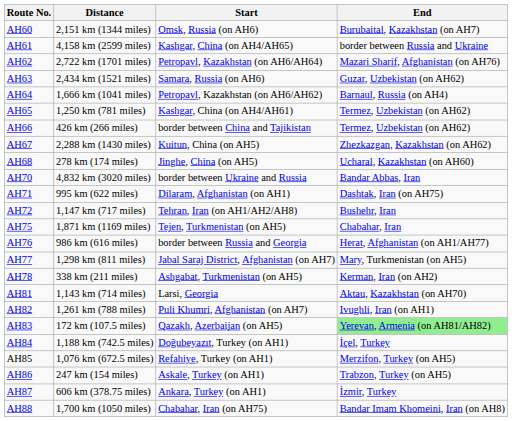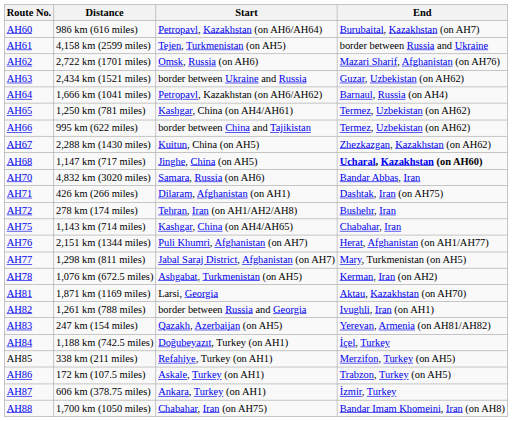(103, 29) 2,151 km (1344 miles) -> (97, 29) 986 km (616 miles)
(208, 29) Omsk, Russia (on AH6) -> (240, 29) Petropavl, Kazakhstan (on AH6/AH64)
(226, 45) Kashgar, China (on AH4/AH65) -> (222, 45) Tejen, Turkmenistan (on AH5)
(240, 62) Petropavl, Kazakhstan (on AH6/AH64) -> (208, 62) Omsk, Russia (on AH6)
(211, 78) Samara, Russia (on AH6) -> (232, 78) border between Ukraine and Russia
(97, 128) 426 km (266 miles) -> (97, 128) 995 km (622 miles)
(97, 161) 278 km (174 miles) -> (101, 161) 1,147 km (717 miles)
(407, 161) normal -> (411, 161) bold
(232, 177) border between Ukraine and Russia -> (211, 177) Samara, Russia (on AH6)
(97, 194) 995 km (622 miles) -> (97, 194) 426 km (266 miles)
(101, 210) 1,147 km (717 miles) -> (97, 210) 278 km (174 miles)
(103, 227) 1,871 km (1169 miles) -> (101, 227) 1,143 km (714 miles)
(222, 227) Tejen, Turkmenistan (on AH5) -> (226, 227) Kashgar, China (on AH4/AH65)
(97, 243) 986 km (616 miles) -> (103, 243) 2,151 km (1344 miles)
(232, 243) border between Russia and Georgia -> (233, 243) Puli Khumri, Afghanistan (on AH7)
(97, 276) 338 km (211 miles) -> (105, 276) 1,076 km (672.5 miles)
(101, 293) 1,143 km (714 miles) -> (103, 293) 1,871 km (1169 miles)
(233, 309) Puli Khumri, Afghanistan (on AH7) -> (232, 309) border between Russia and Georgia
(101, 326) 172 km (107.5 miles) -> (97, 326) 247 km (154 miles)
(415, 326) lightgreen background -> (415, 326) no background
(105, 359) 1,076 km (672.5 miles) -> (97, 359) 338 km (211 miles)
(97, 375) 247 km (154 miles) -> (101, 375) 172 km (107.5 miles)
